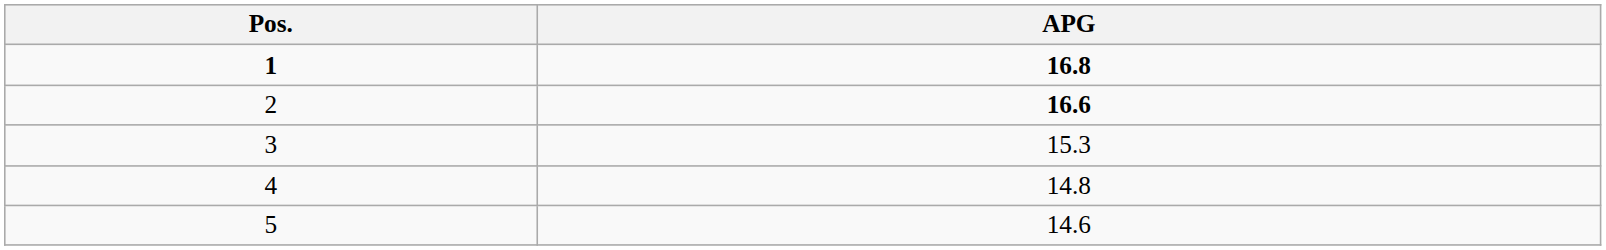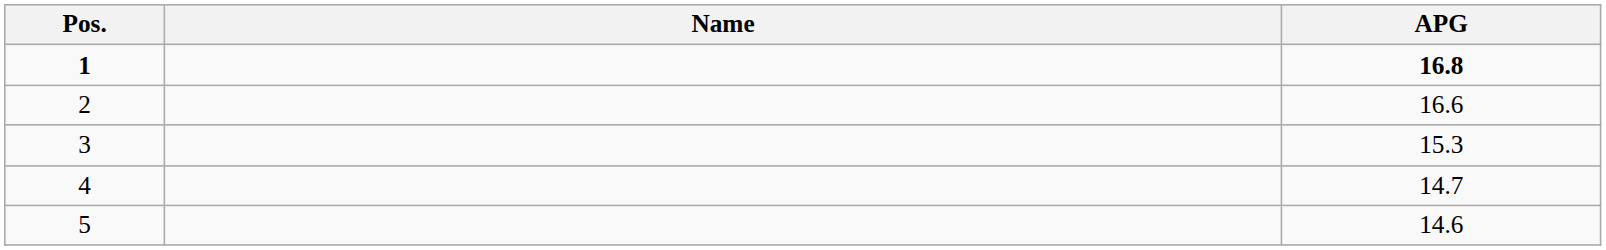+ column: (723, 24)
(1069, 104) bold -> (1441, 104) normal
(1069, 184) 14.8 -> (1441, 184) 14.7
